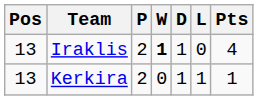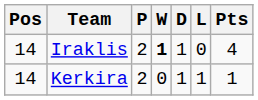(26, 50) 13 -> (26, 50) 14
(26, 79) 13 -> (26, 79) 14
